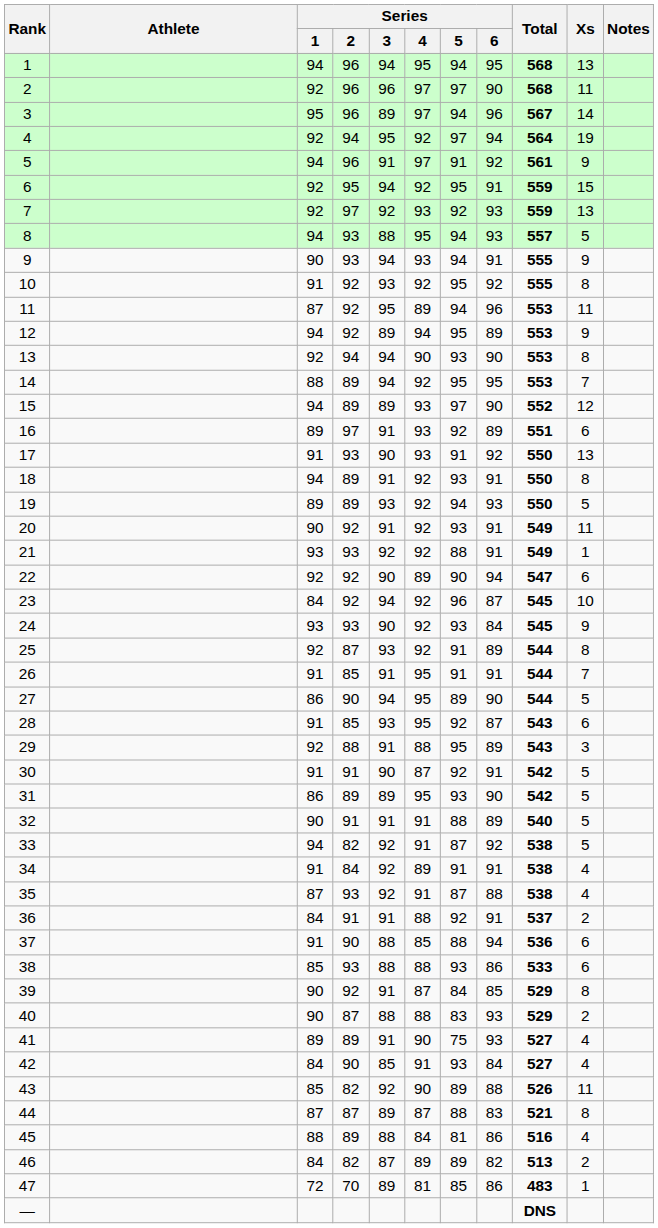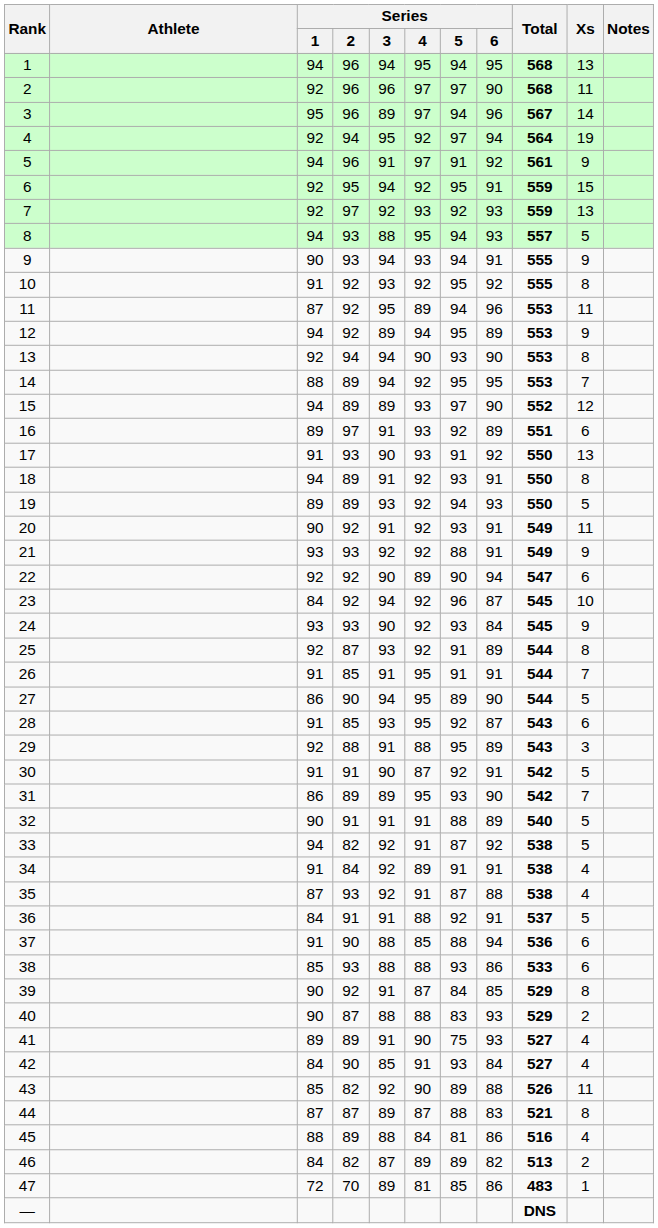(585, 552) 1 -> (585, 552) 9
(585, 796) 5 -> (585, 796) 7
(585, 917) 2 -> (585, 917) 5
